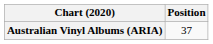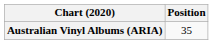(187, 30) 37 -> (187, 30) 35
